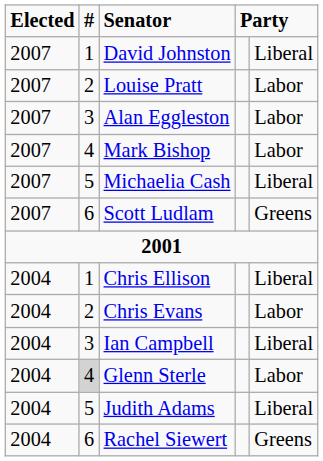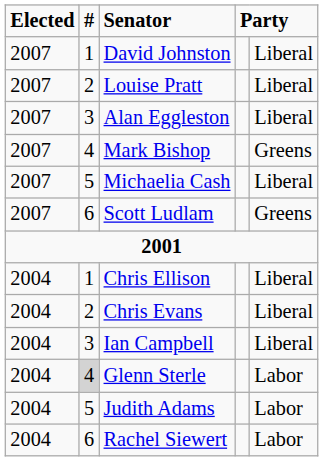(279, 85) Labor -> (284, 85) Liberal
(279, 117) Labor -> (284, 117) Liberal
(279, 149) Labor -> (283, 149) Greens
(279, 310) Labor -> (284, 310) Liberal
(284, 407) Liberal -> (279, 407) Labor
(283, 439) Greens -> (279, 439) Labor
